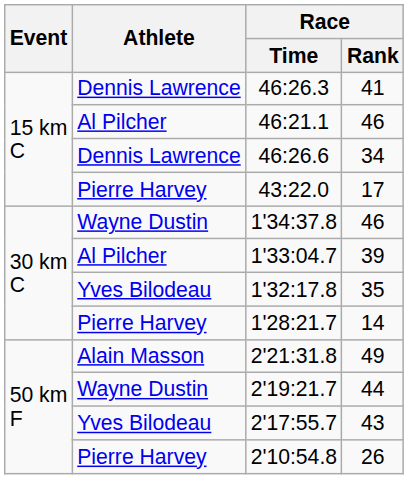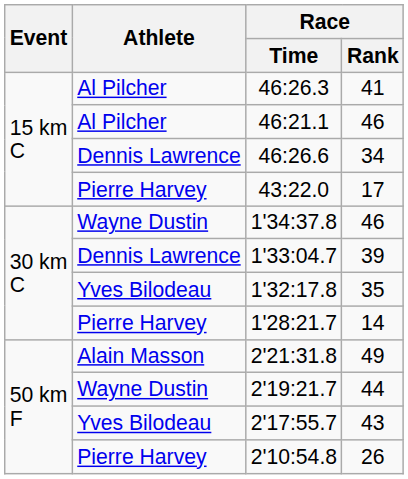(159, 89) Dennis Lawrence -> (122, 89) Al Pilcher
(122, 256) Al Pilcher -> (159, 256) Dennis Lawrence
